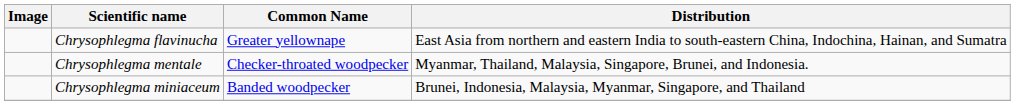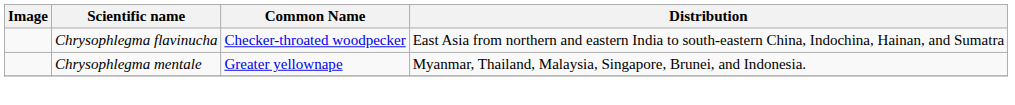(286, 40) Greater yellownape -> (315, 40) Checker-throated woodpecker
(318, 64) Checker-throated woodpecker -> (283, 64) Greater yellownape
- row: (137, 87)
